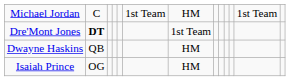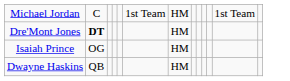(191, 31) 1st Team -> (180, 31) HM
rows swapped: (45, 48) <-> (45, 66)
